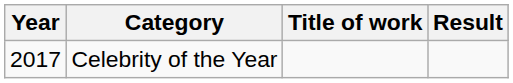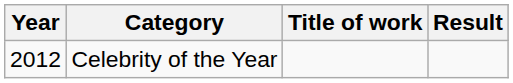(35, 58) 2017 -> (35, 58) 2012
